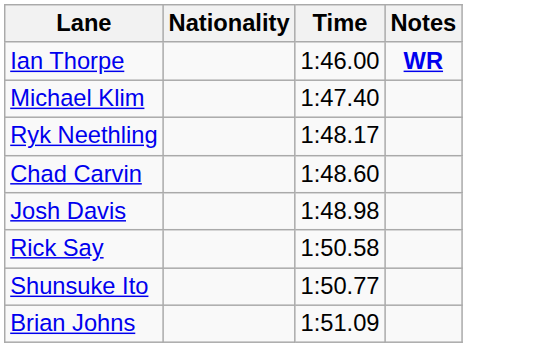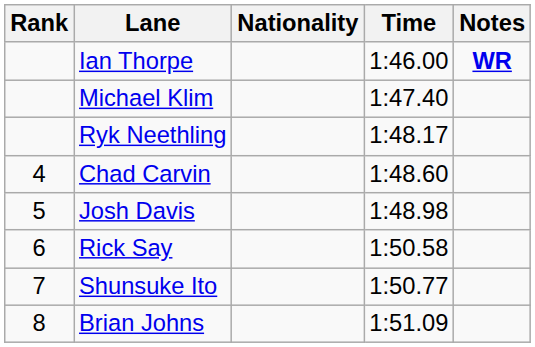+ column: (39, 23)
